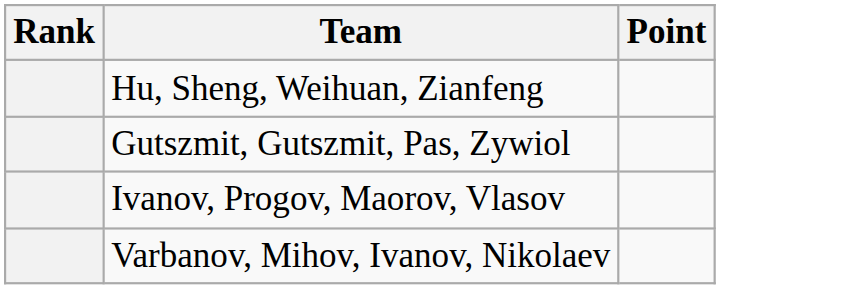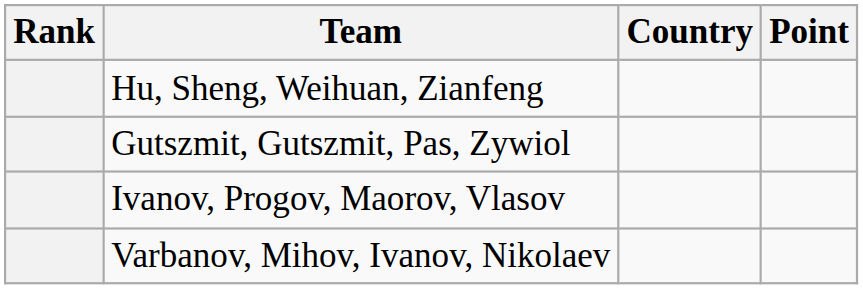+ column: (690, 32)
